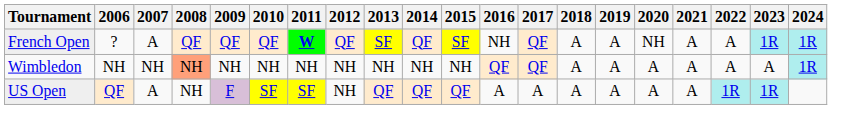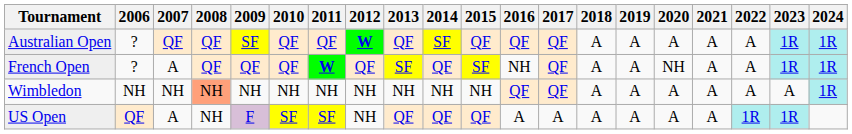+ row: (60, 41)
